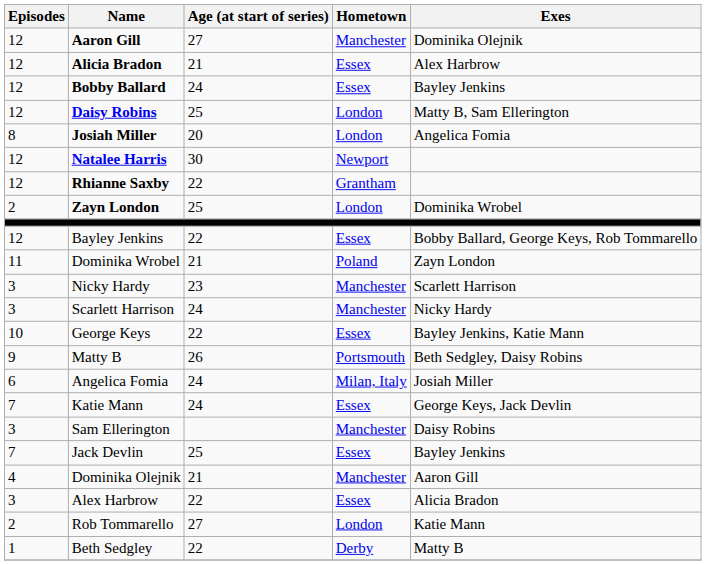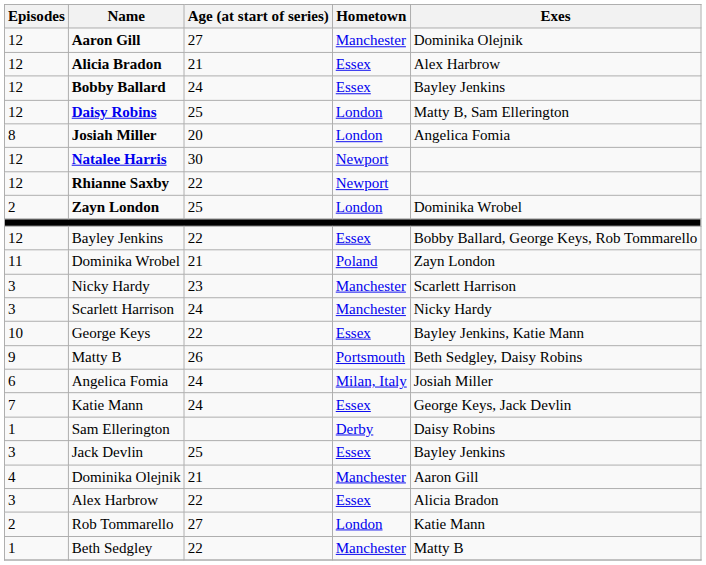(366, 183) Grantham -> (362, 183) Newport
(12, 428) 3 -> (12, 428) 1
(371, 428) Manchester -> (355, 428) Derby
(12, 452) 7 -> (12, 452) 3
(355, 548) Derby -> (371, 548) Manchester
